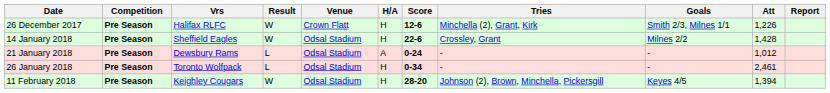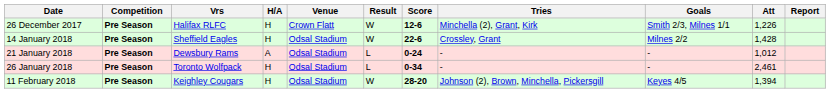columns swapped: (390, 11) <-> (282, 11)
